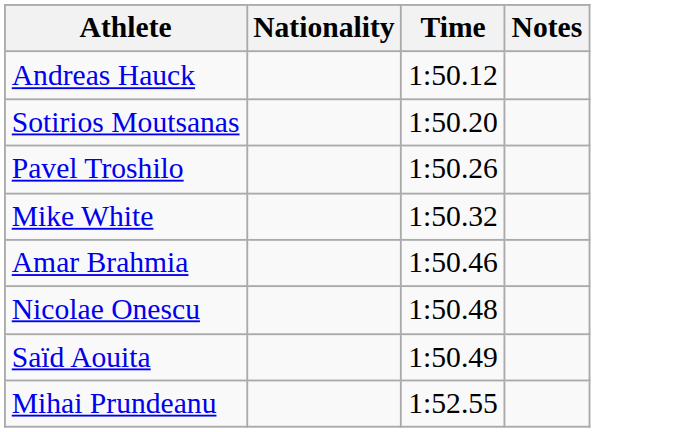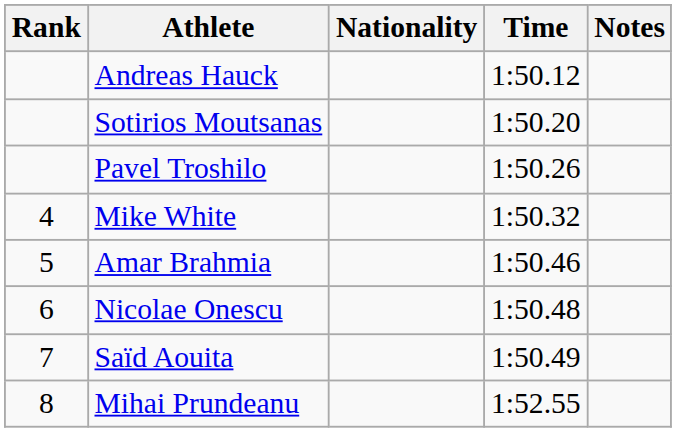+ column: (46, 27)
